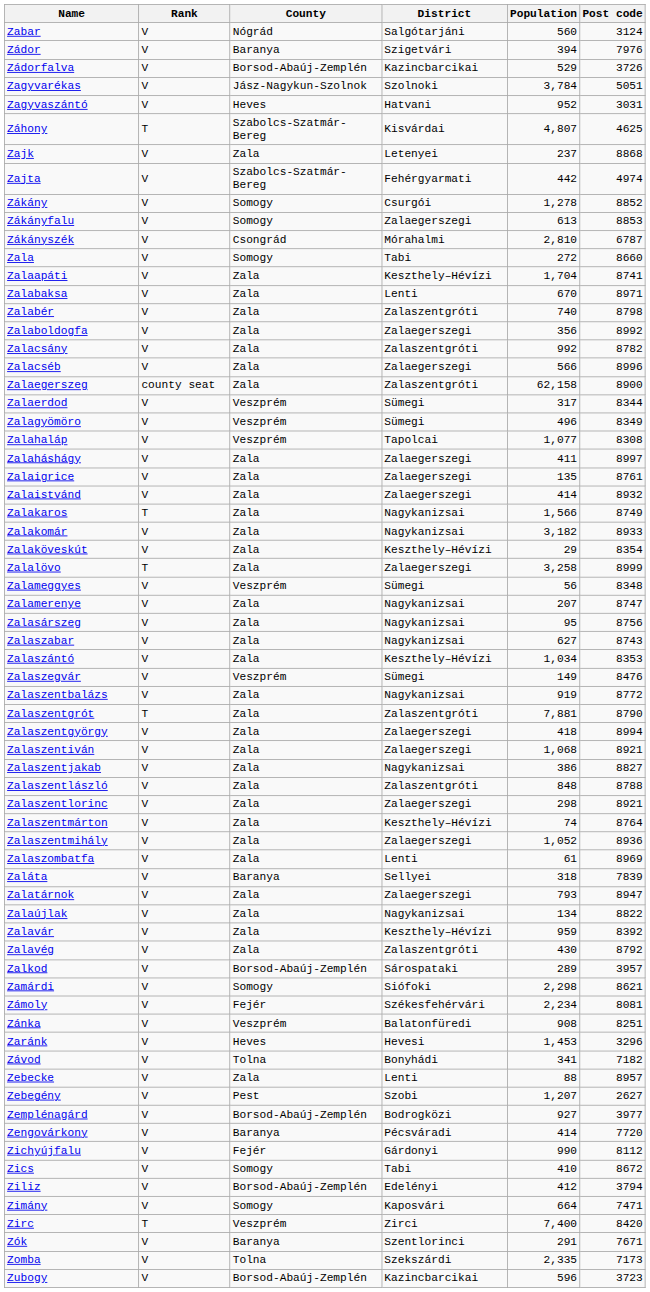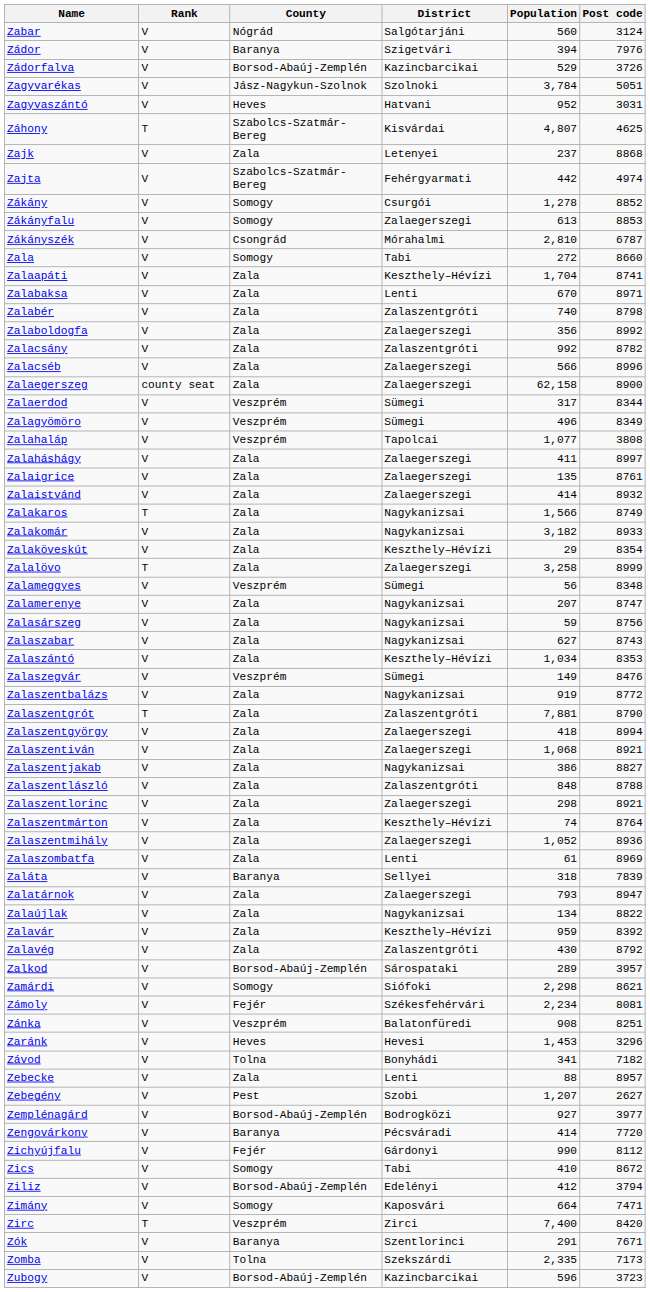(431, 386) Zalaszentgróti -> (428, 386) Zalaegerszegi
(629, 440) 8308 -> (629, 440) 3808
(570, 622) 95 -> (570, 622) 59
